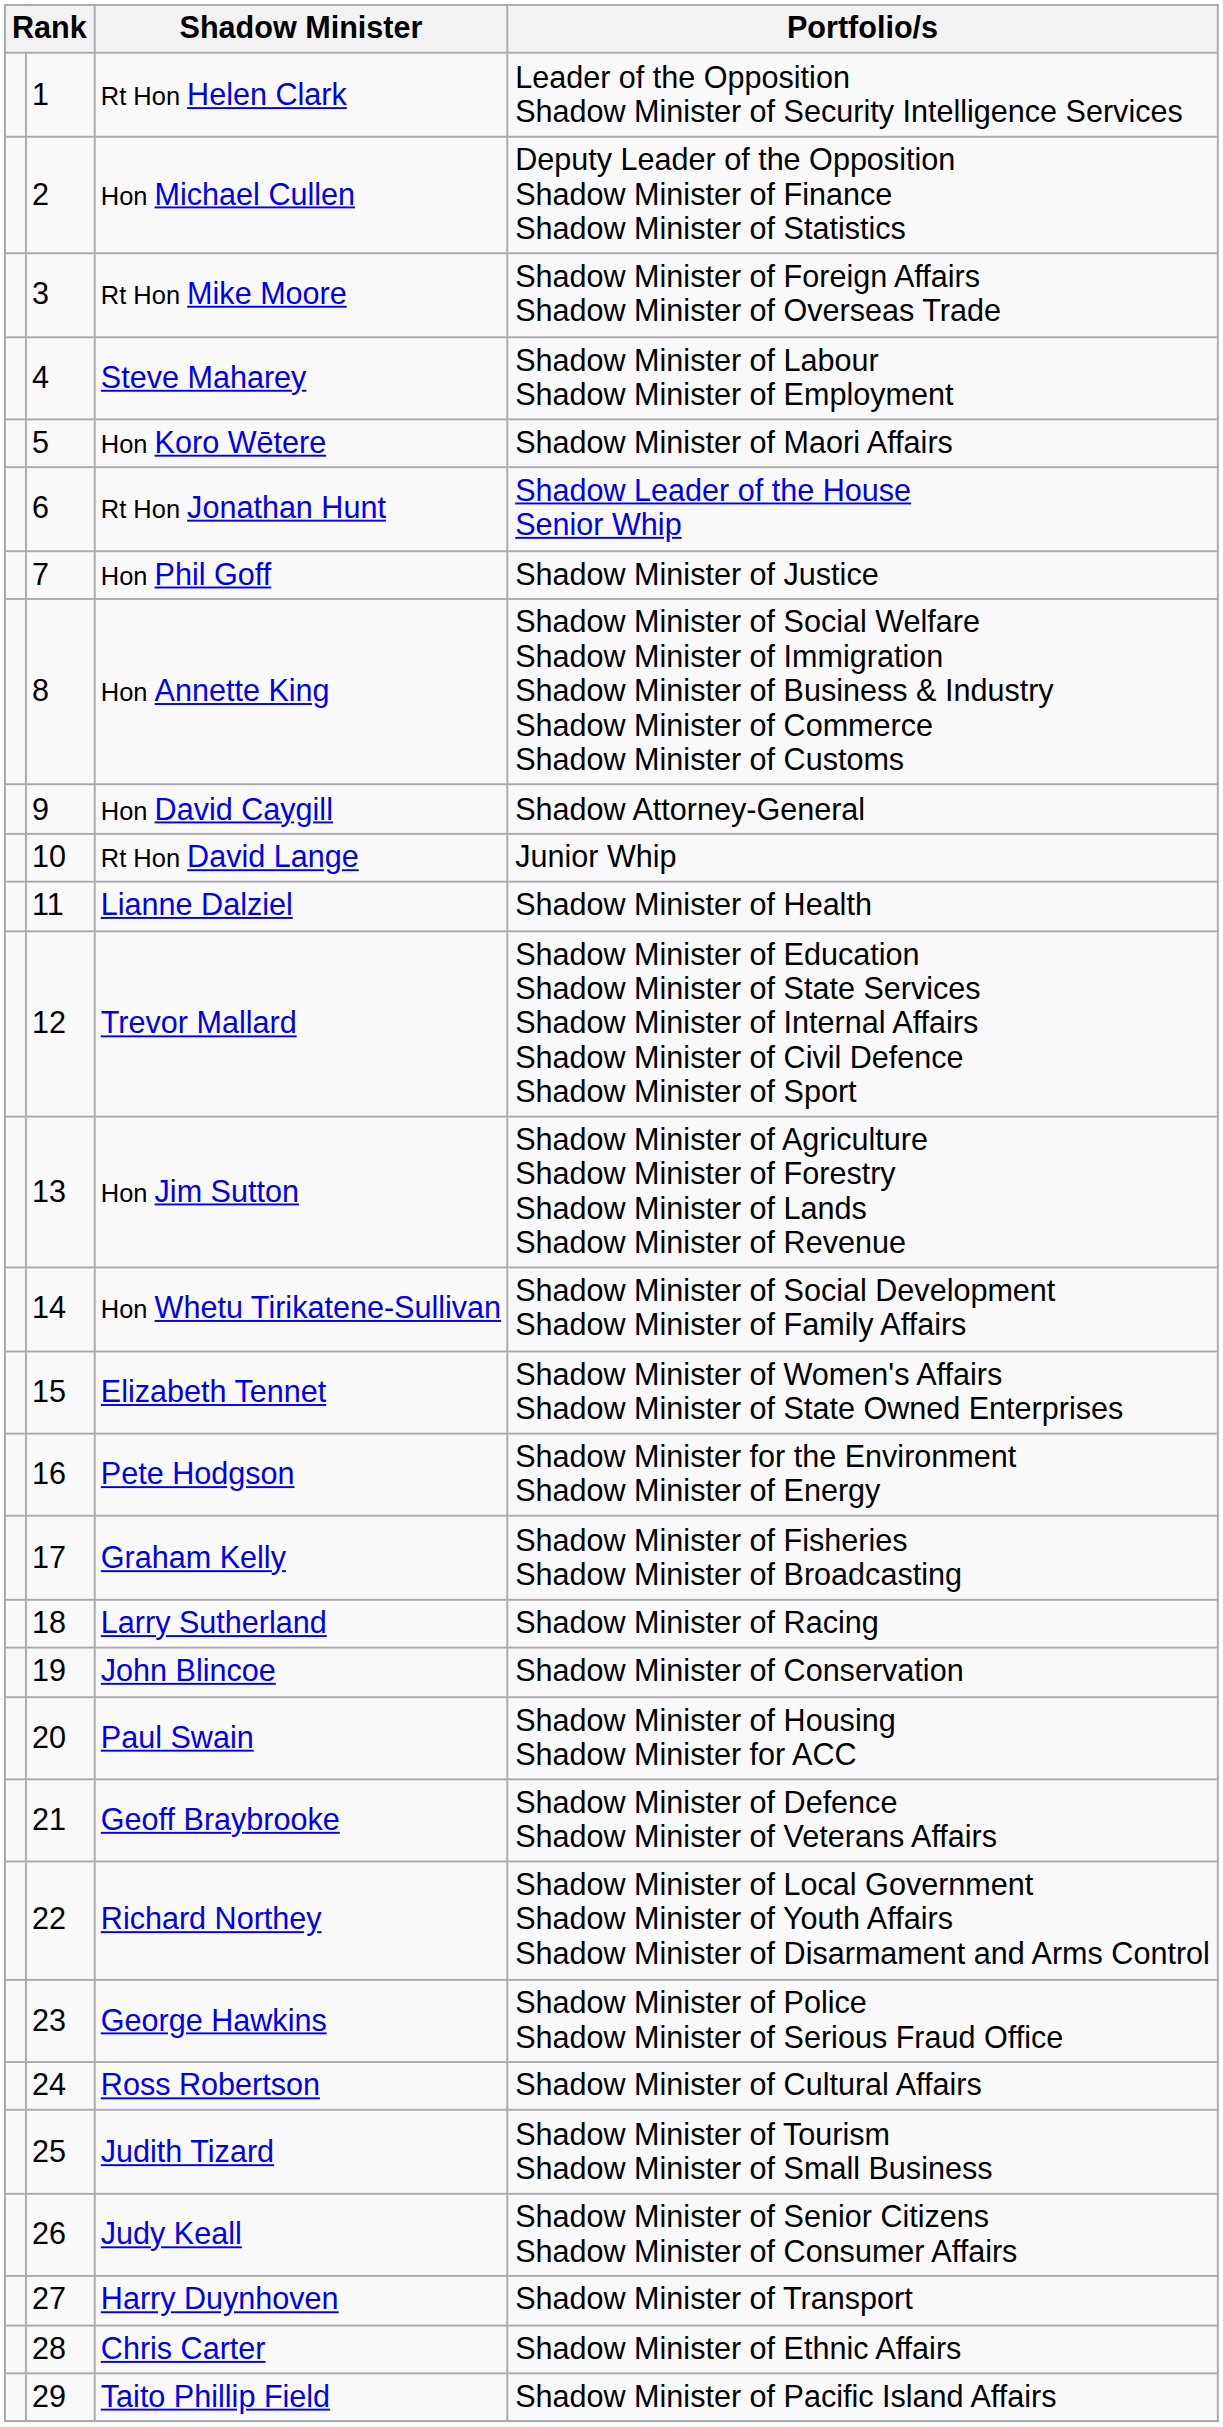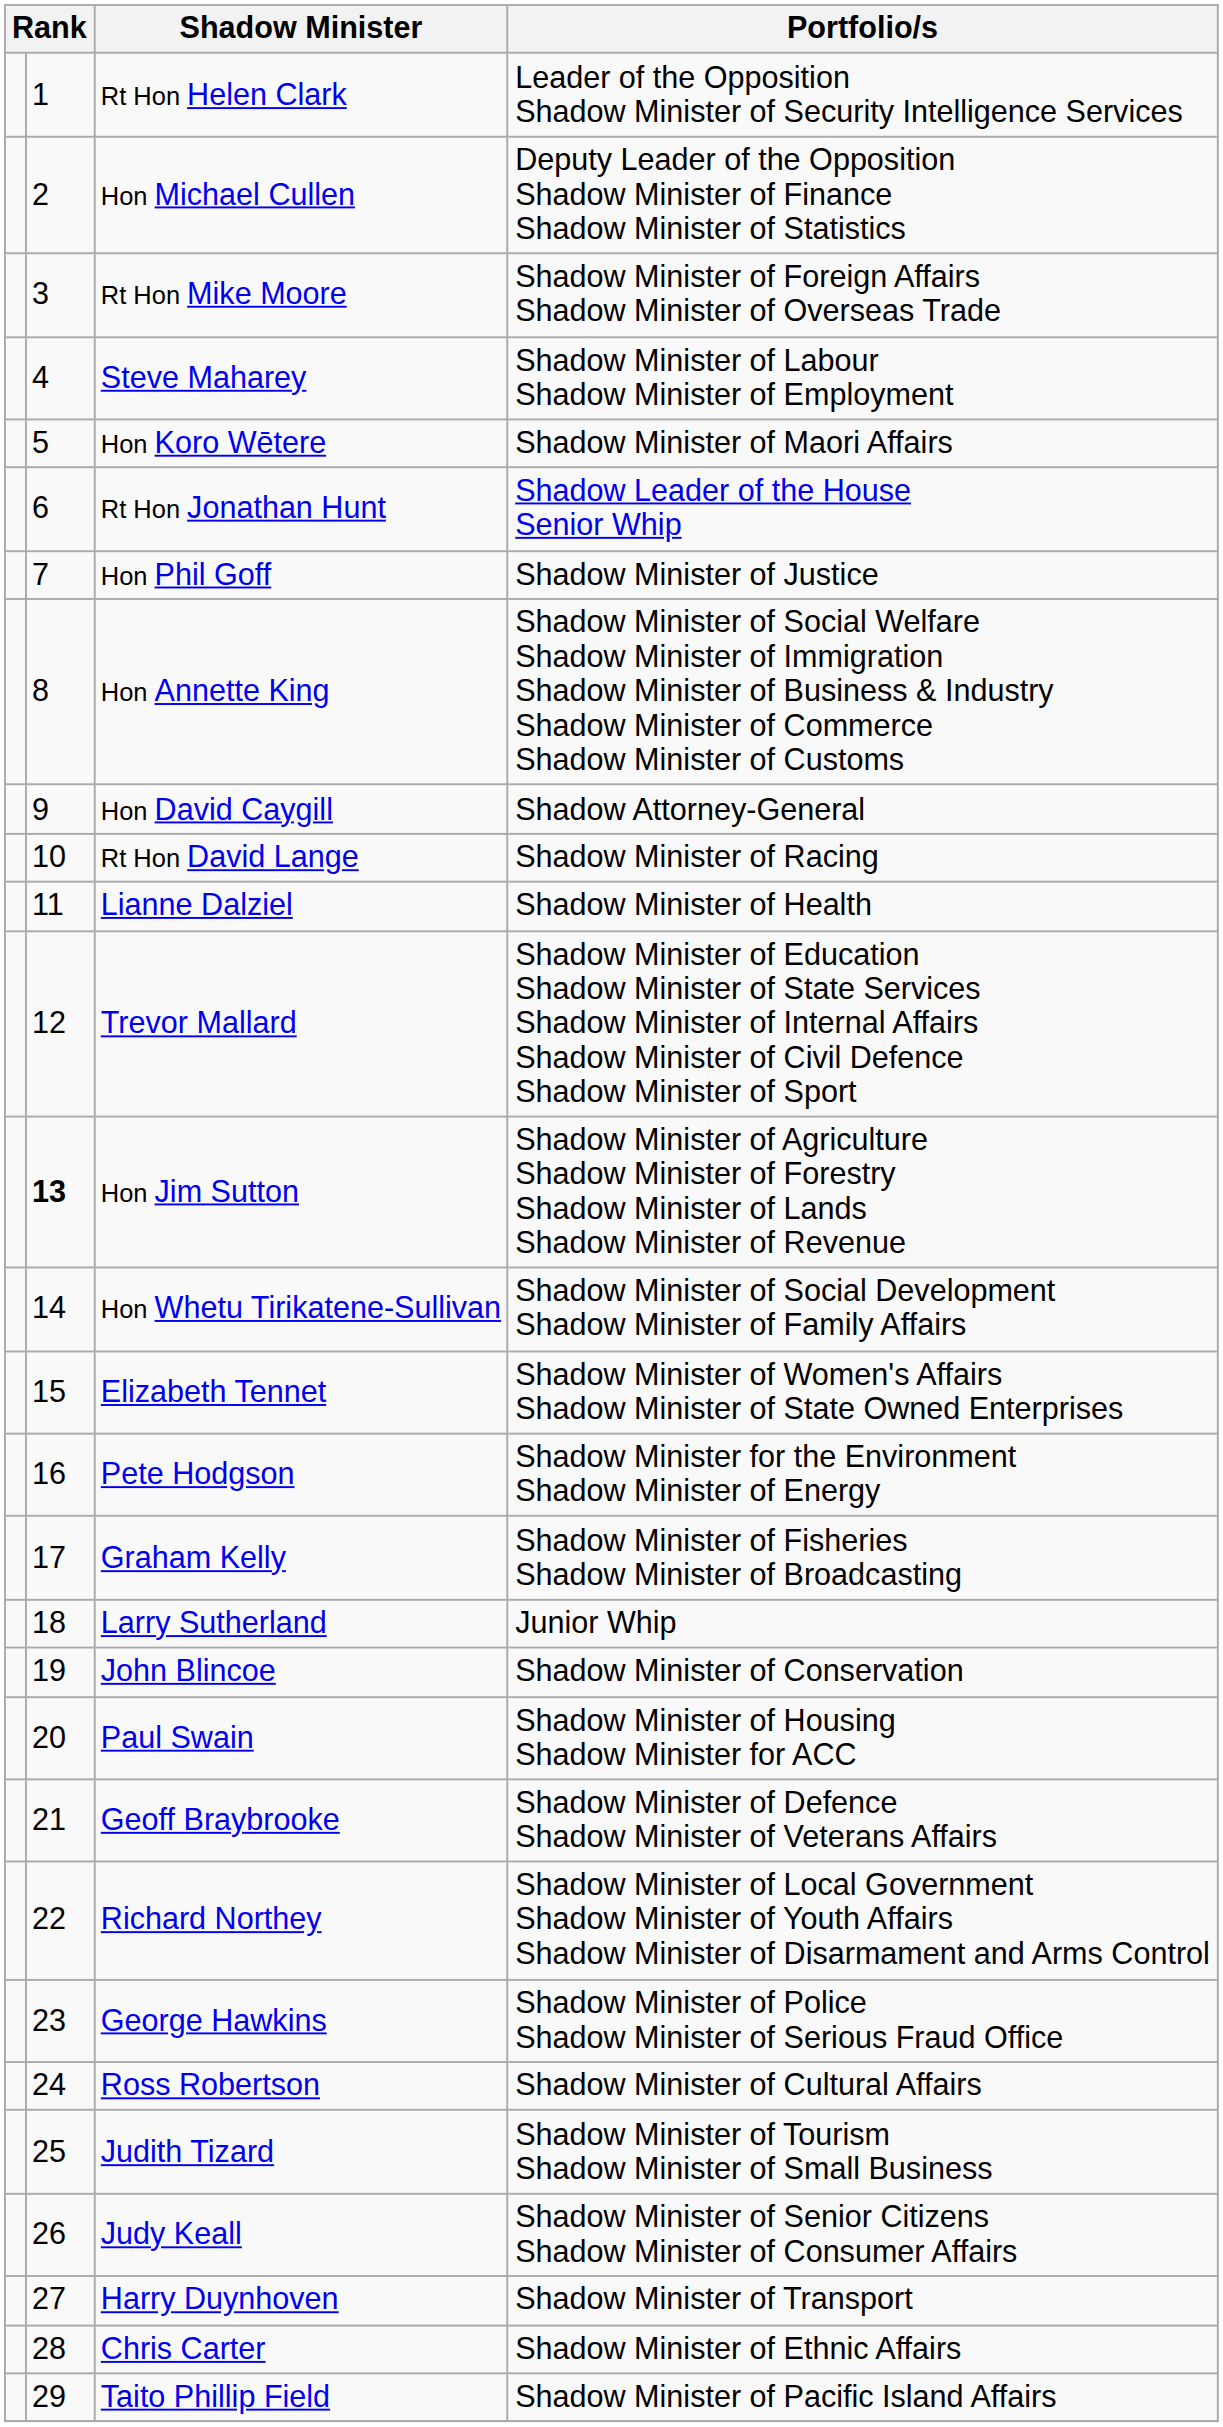(596, 857) Junior Whip -> (697, 857) Shadow Minister of Racing
(49, 1191) normal -> (49, 1191) bold
(697, 1623) Shadow Minister of Racing -> (596, 1623) Junior Whip
